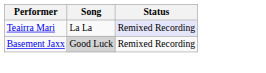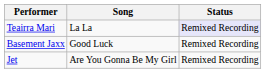(91, 43) lightgrey background -> (91, 43) no background
+ row: (12, 59)
